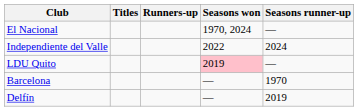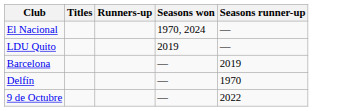- row: (57, 47)
(214, 64) pink background -> (168, 47) no background
(276, 81) 1970 -> (230, 64) 2019
(276, 98) 2019 -> (230, 81) 1970
+ row: (34, 98)
